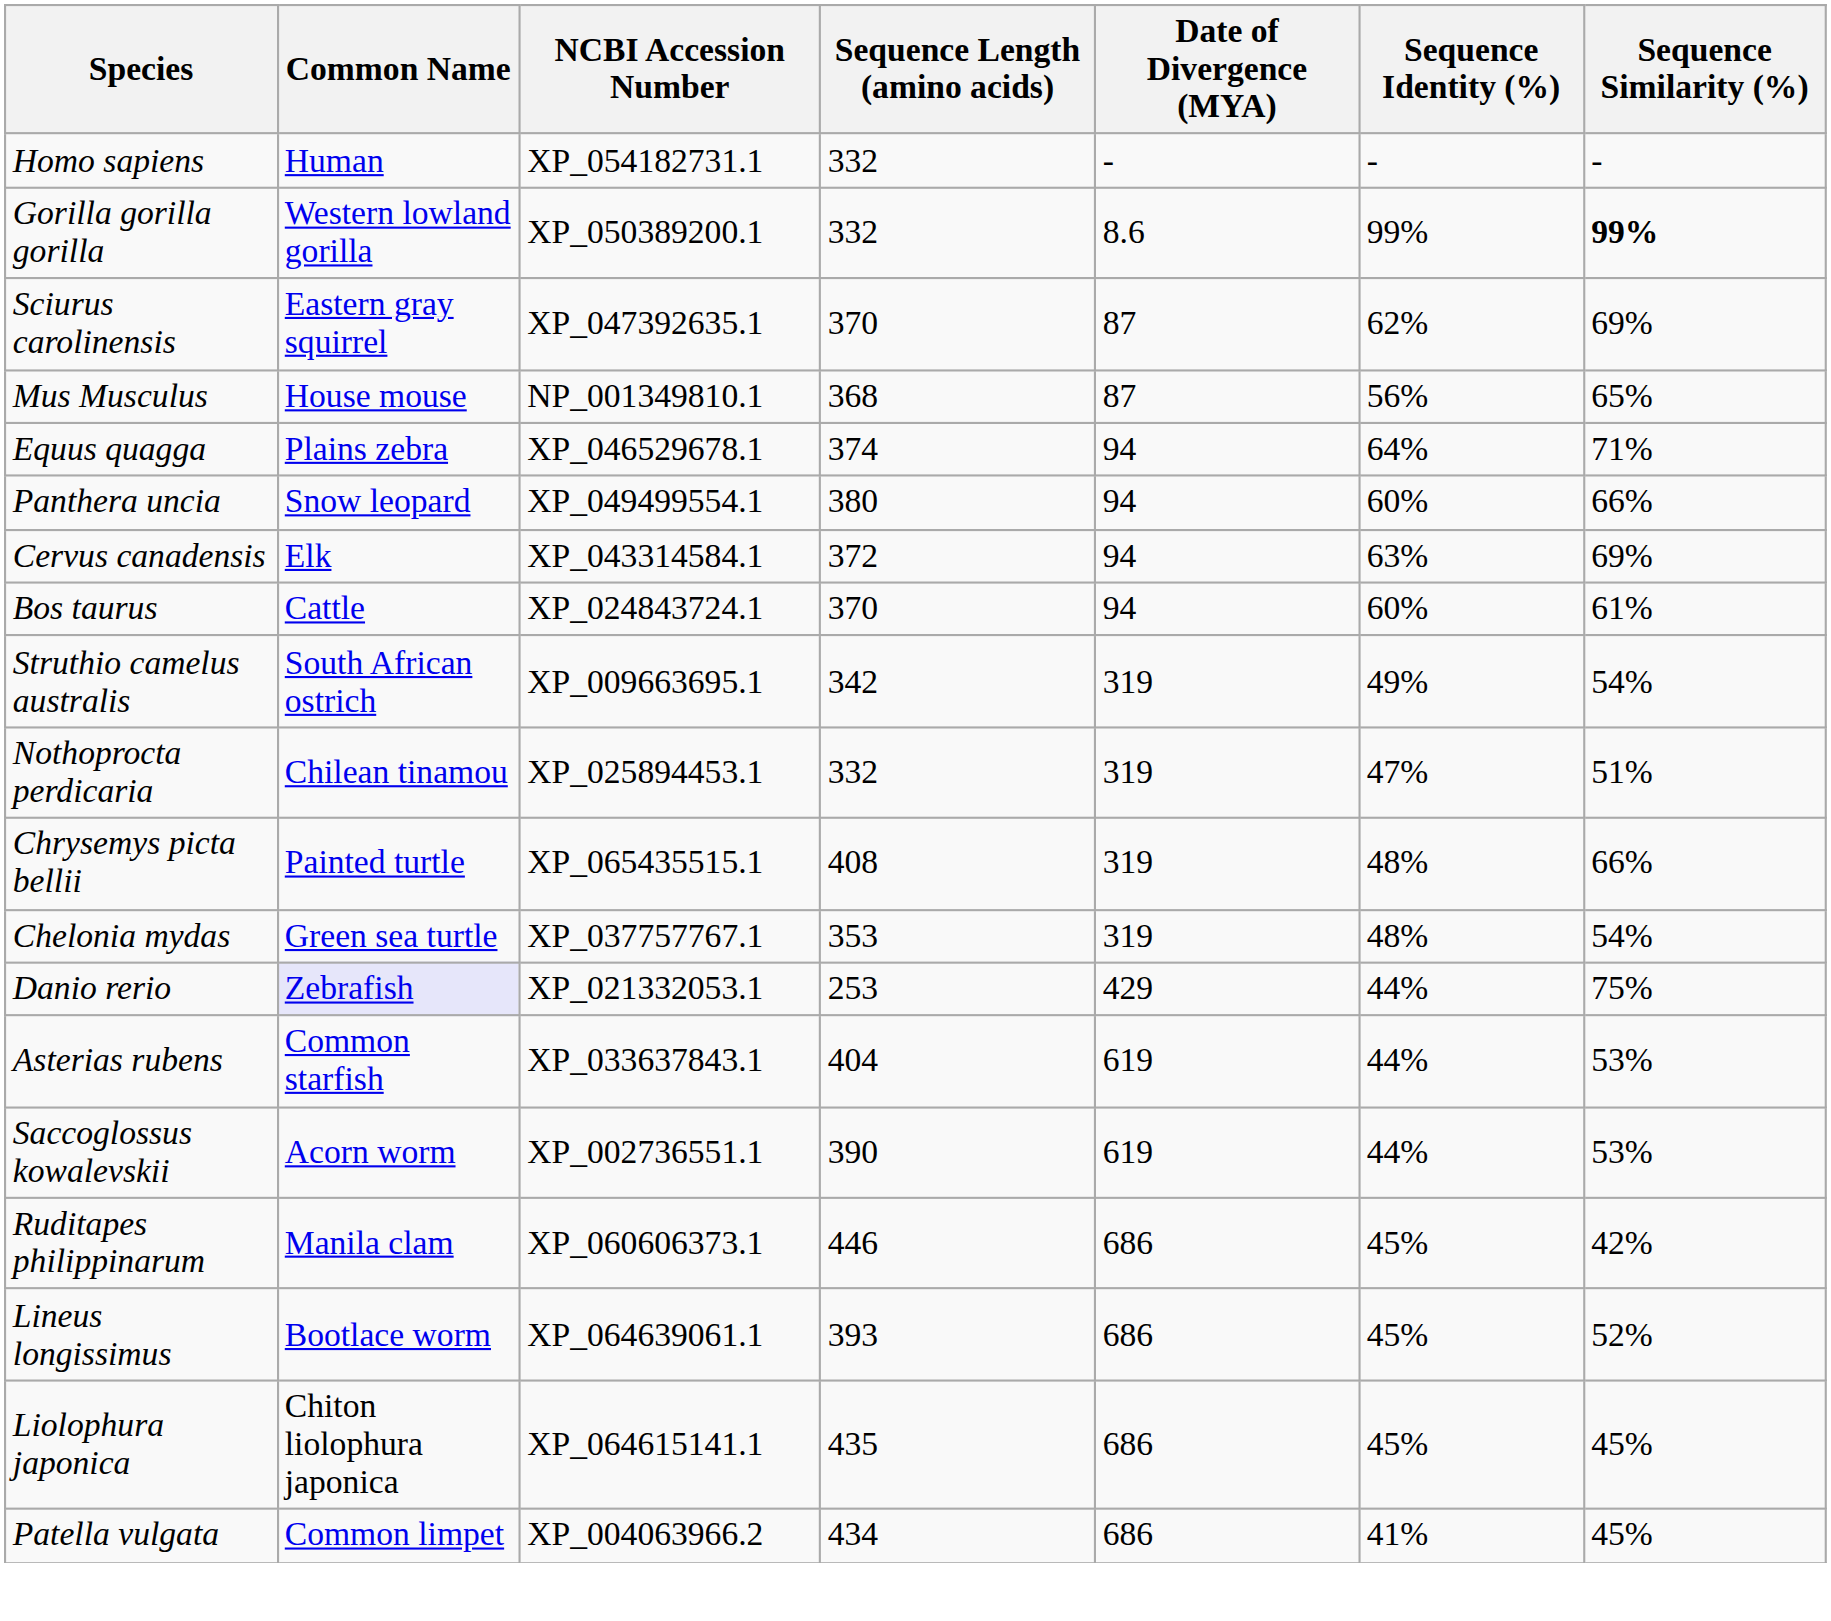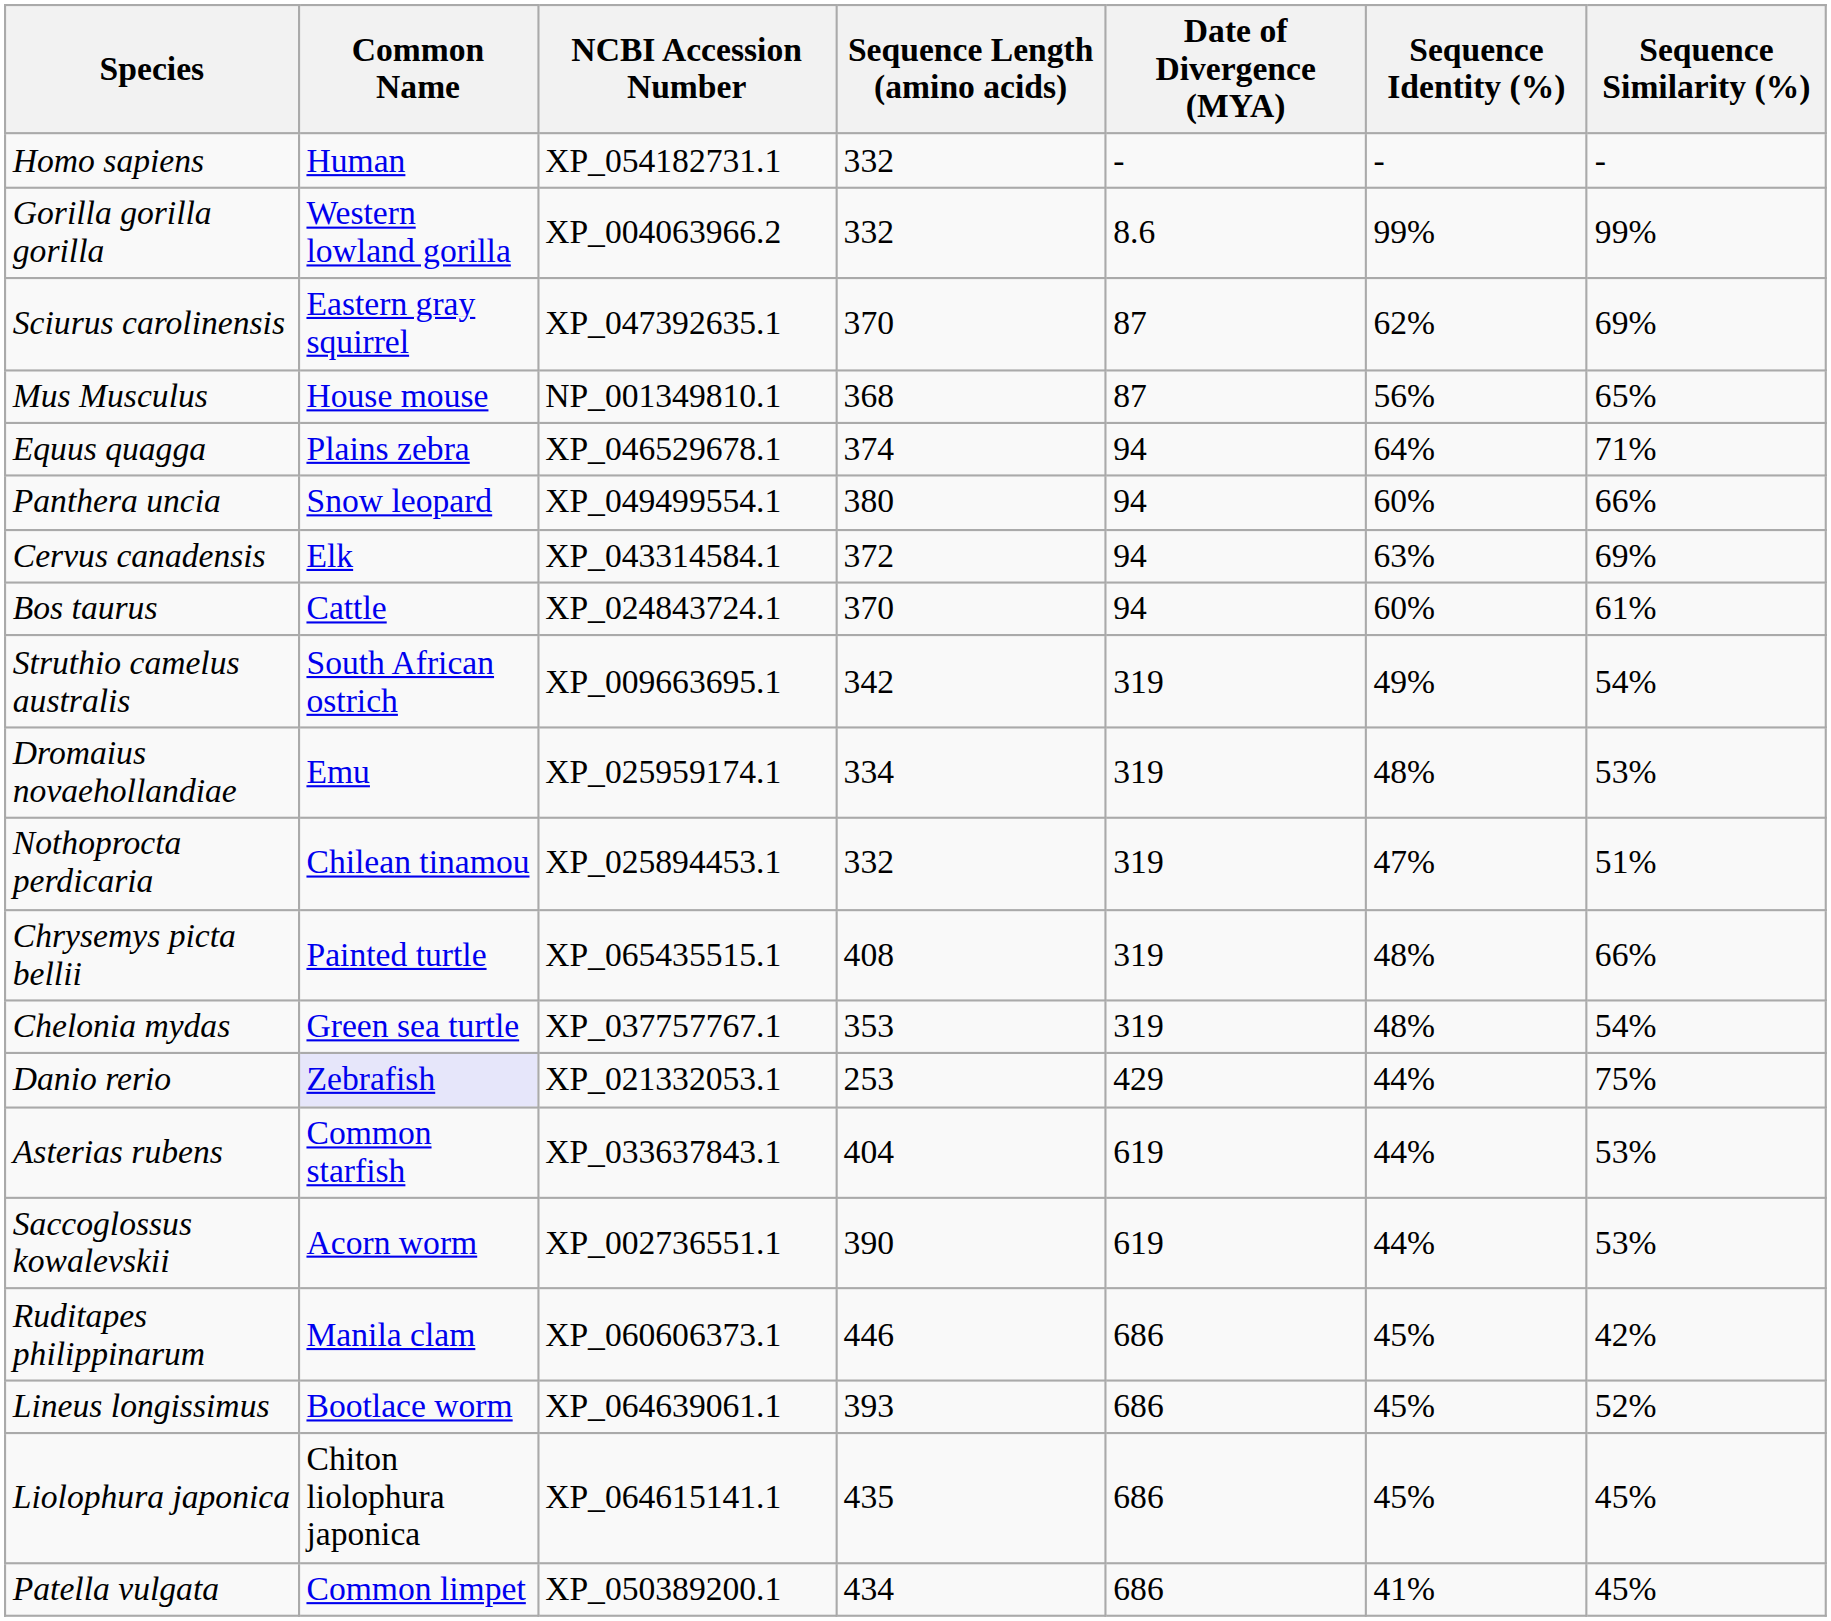(645, 232) XP_050389200.1 -> (663, 232) XP_004063966.2
(1625, 232) bold -> (1626, 232) normal
+ row: (125, 771)
(645, 1535) XP_004063966.2 -> (663, 1588) XP_050389200.1
